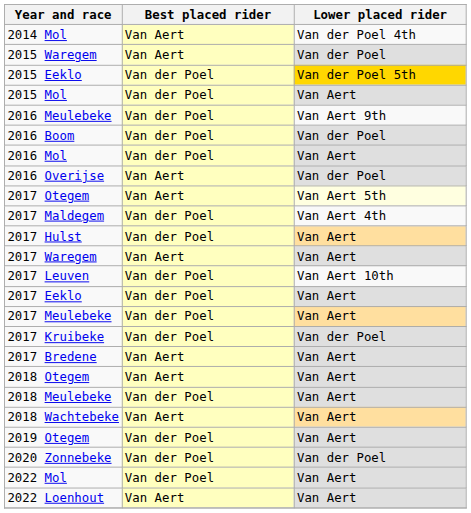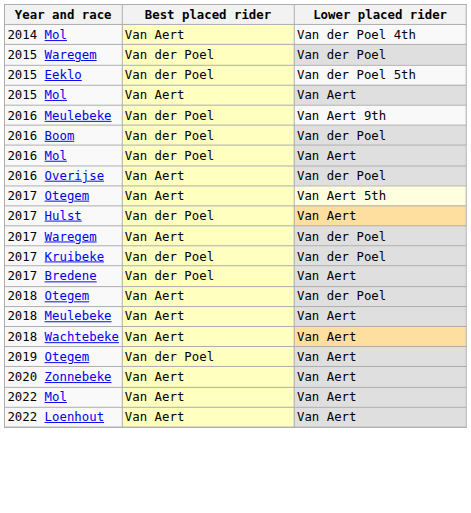(155, 55) Van Aert -> (169, 55) Van der Poel
(356, 75) gold background -> (356, 75) no background
(169, 95) Van der Poel -> (155, 95) Van Aert
- row: (56, 216)
(327, 256) Van Aert -> (342, 236) Van der Poel
- row: (48, 276)
- row: (45, 296)
- row: (59, 316)
(155, 357) Van Aert -> (169, 276) Van der Poel
(327, 377) Van Aert -> (342, 296) Van der Poel
(169, 397) Van der Poel -> (155, 316) Van Aert
(169, 457) Van der Poel -> (155, 377) Van Aert
(342, 457) Van der Poel -> (327, 377) Van Aert
(169, 477) Van der Poel -> (155, 397) Van Aert
